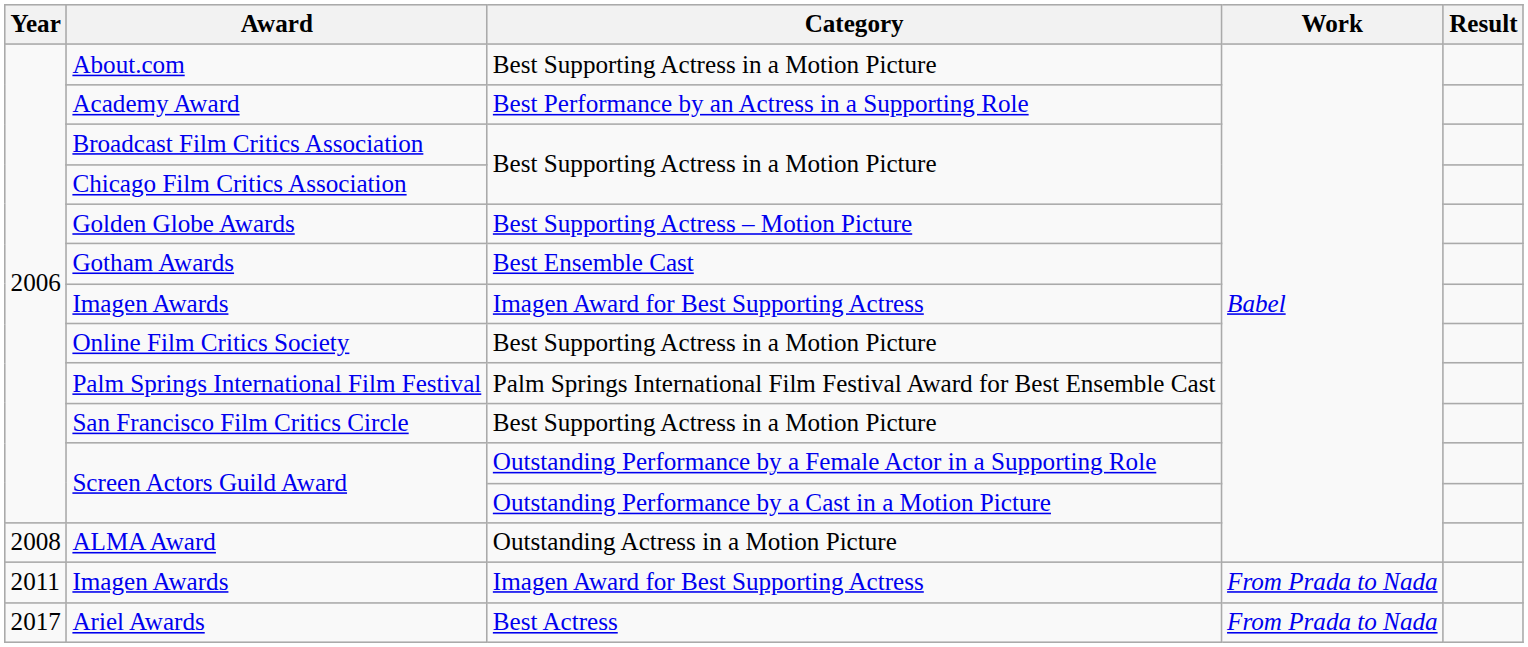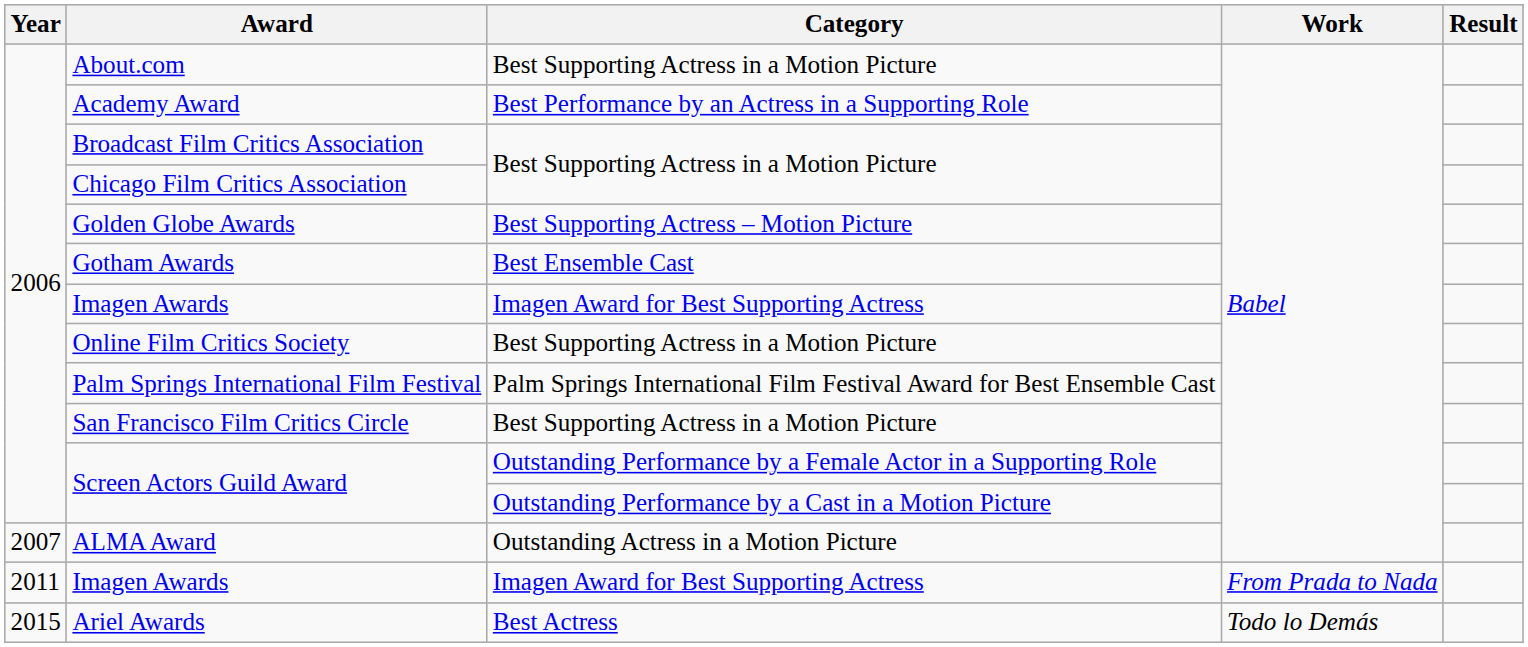(36, 542) 2008 -> (36, 542) 2007
(36, 622) 2017 -> (36, 622) 2015
(1332, 622) From Prada to Nada -> (1303, 622) Todo lo Demás
